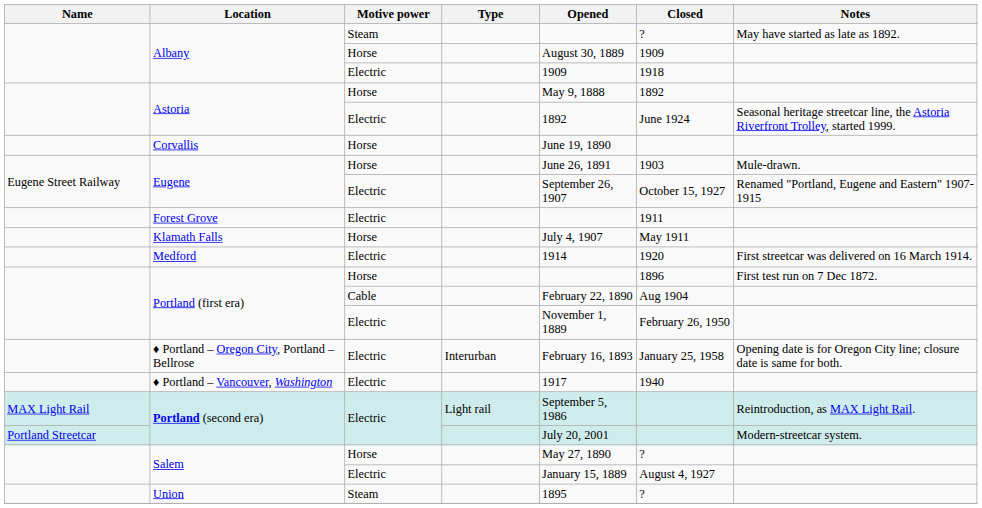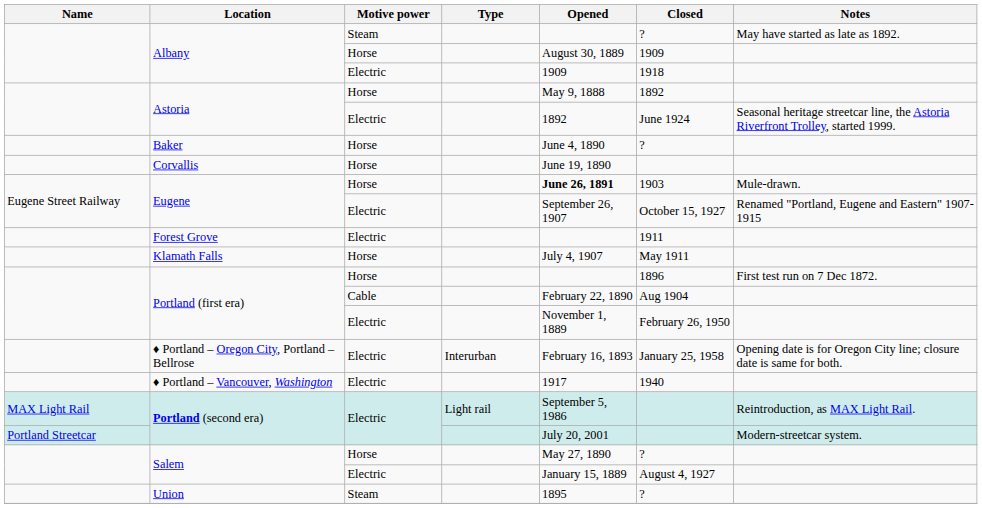+ row: (168, 145)
(576, 164) normal -> (578, 184) bold
- row: (175, 256)
